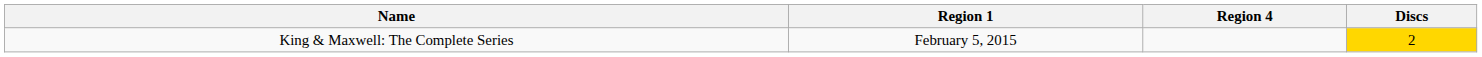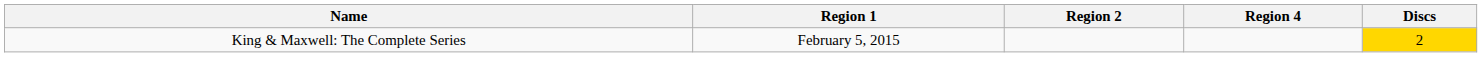+ column: (1094, 16)
